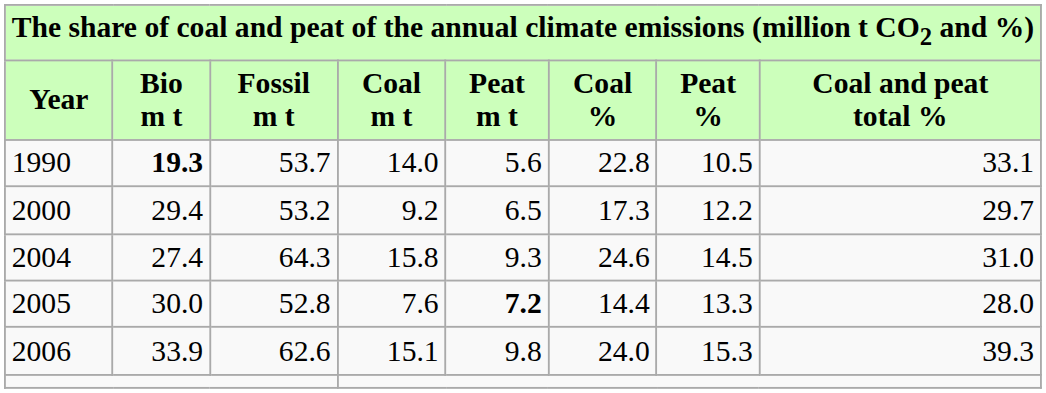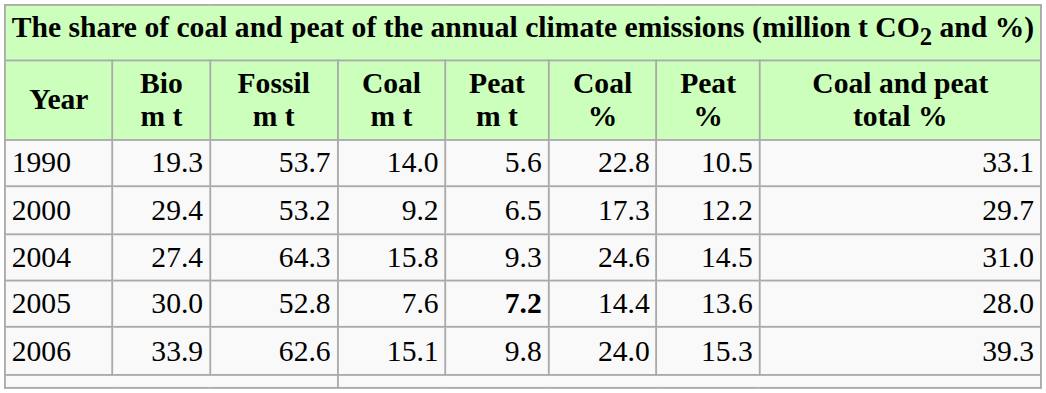(177, 162) bold -> (177, 162) normal
(727, 303) 13.3 -> (727, 303) 13.6
